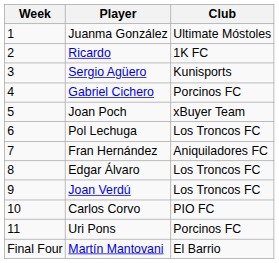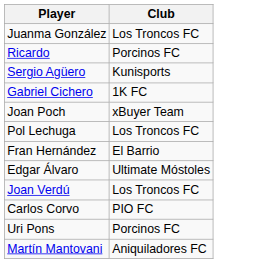- column: (35, 14)
(222, 33) Ultimate Móstoles -> (156, 33) Los Troncos FC
(191, 53) 1K FC -> (146, 53) Porcinos FC
(207, 92) Porcinos FC -> (130, 92) 1K FC
(221, 151) Aniquiladores FC -> (136, 151) El Barrio
(217, 170) Los Troncos FC -> (161, 170) Ultimate Móstoles
(197, 248) El Barrio -> (159, 248) Aniquiladores FC
